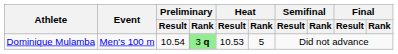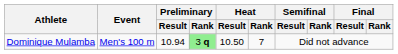(173, 42) 10.54 -> (173, 42) 10.94
(232, 42) 10.53 -> (232, 42) 10.50
(261, 42) 5 -> (261, 42) 7
